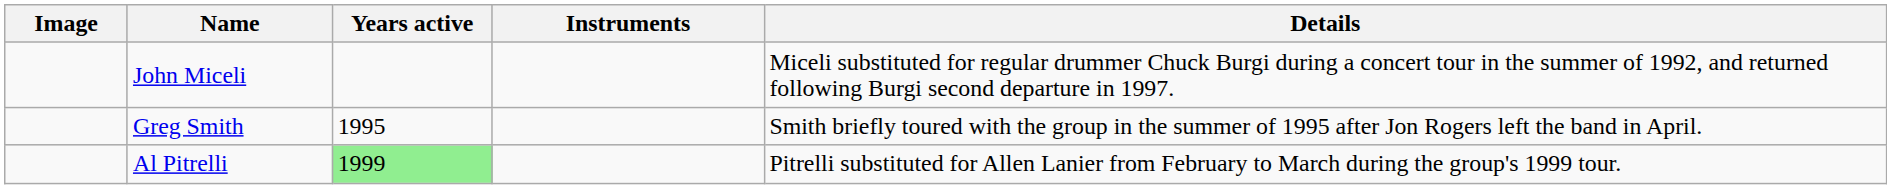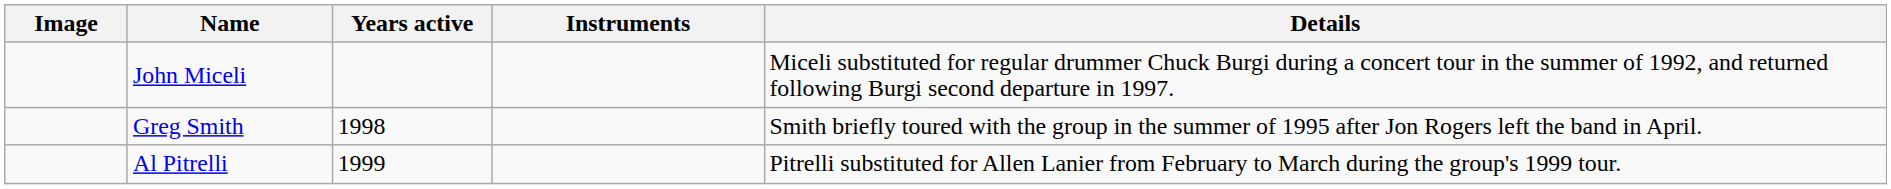(362, 125) 1995 -> (362, 125) 1998
(362, 163) lightgreen background -> (362, 163) no background
